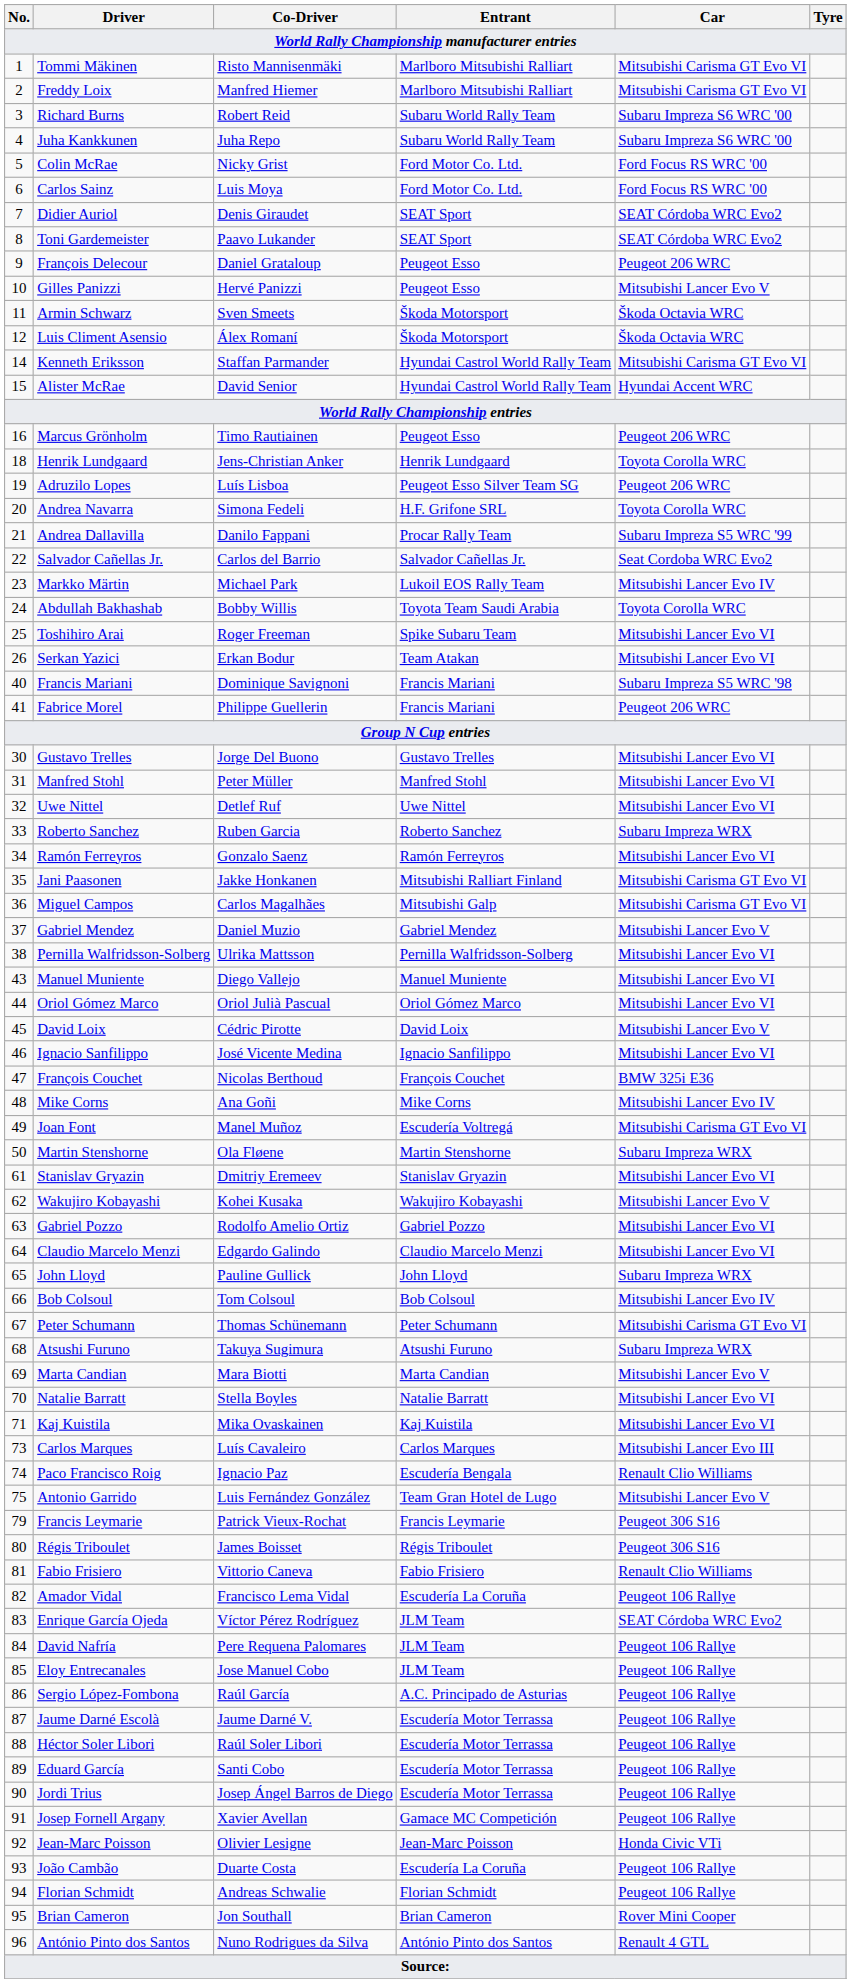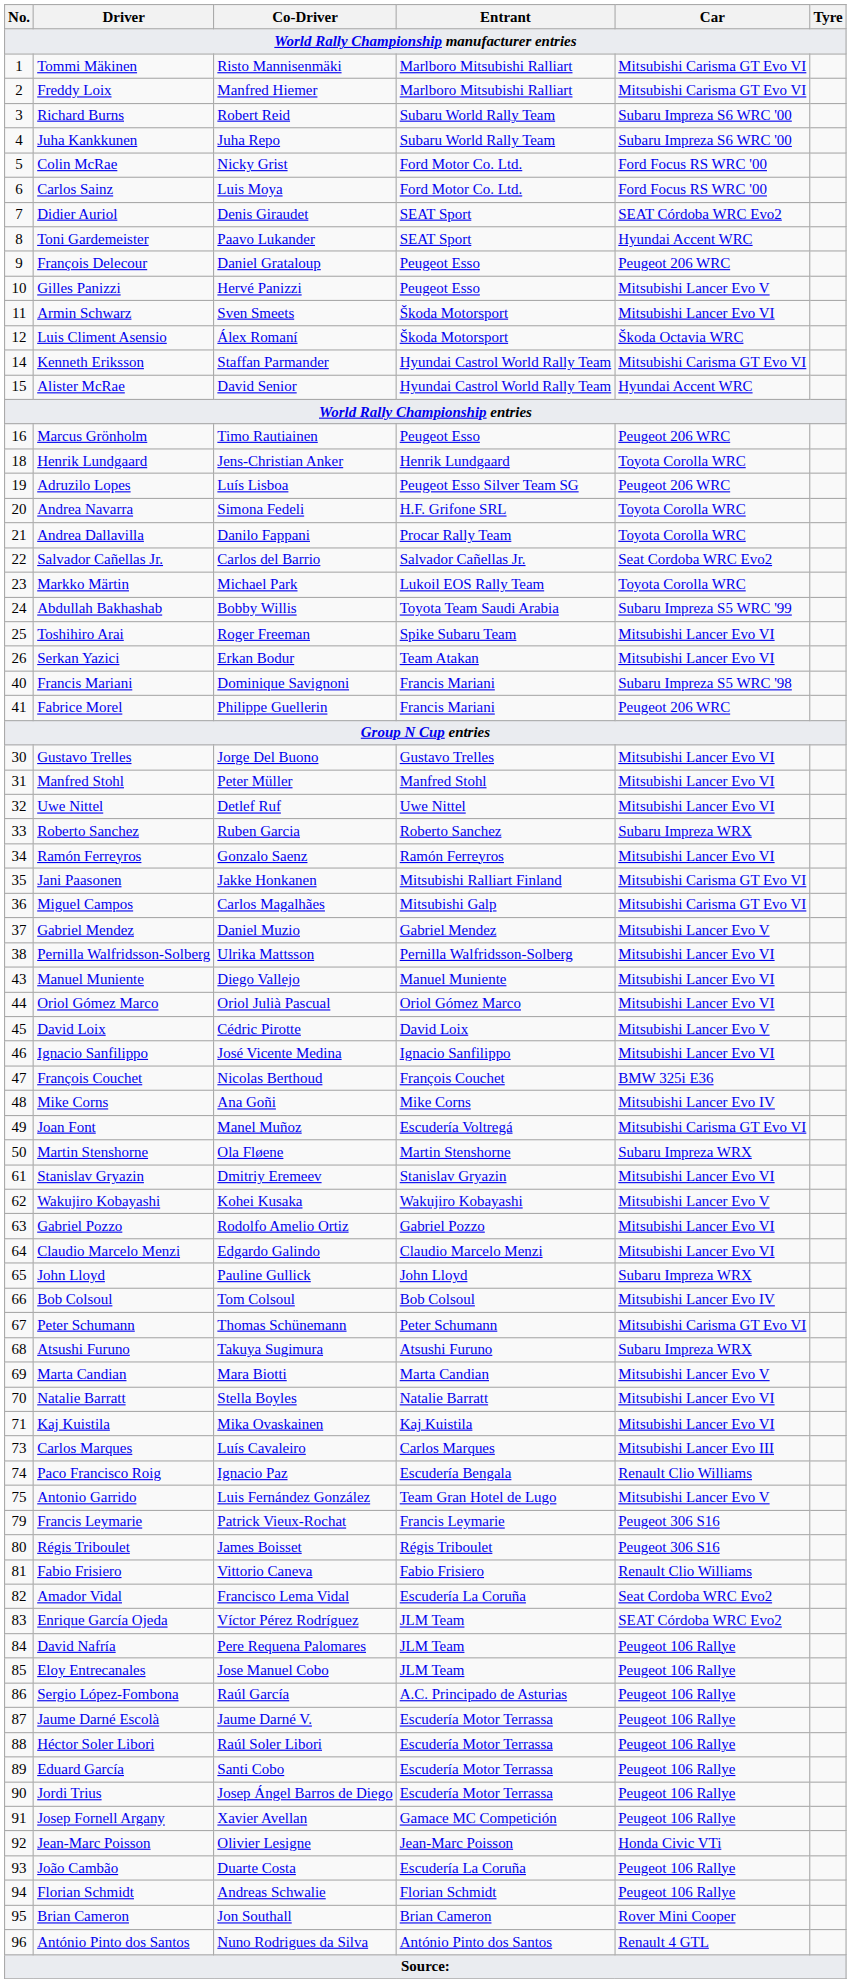(700, 238) SEAT Córdoba WRC Evo2 -> (685, 238) Hyundai Accent WRC
(681, 312) Škoda Octavia WRC -> (696, 312) Mitsubishi Lancer Evo VI
(705, 534) Subaru Impreza S5 WRC '99 -> (682, 534) Toyota Corolla WRC
(697, 584) Mitsubishi Lancer Evo IV -> (682, 584) Toyota Corolla WRC
(682, 608) Toyota Corolla WRC -> (705, 608) Subaru Impreza S5 WRC '99
(677, 1596) Peugeot 106 Rallye -> (695, 1596) Seat Cordoba WRC Evo2
